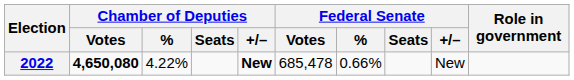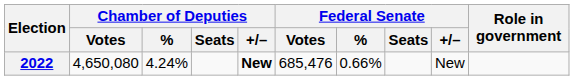(106, 63) bold -> (106, 63) normal
(167, 63) 4.22% -> (167, 63) 4.24%
(306, 63) 685,478 -> (306, 63) 685,476
